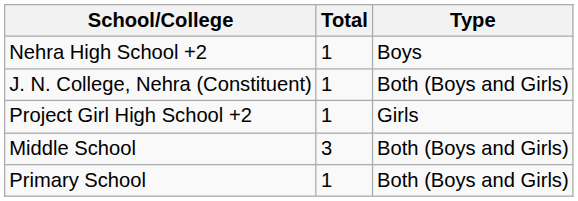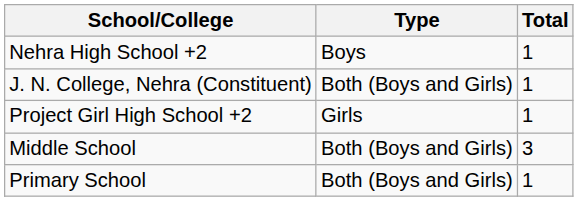columns swapped: (473, 20) <-> (344, 20)
